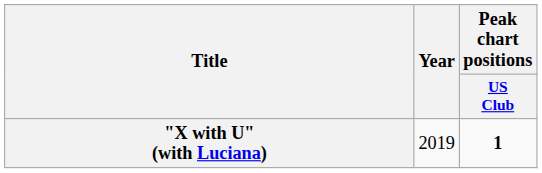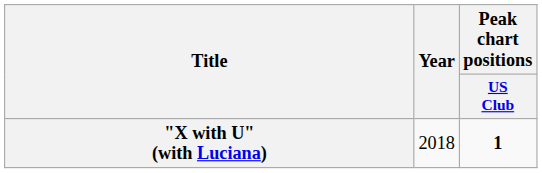(437, 143) 2019 -> (437, 143) 2018
